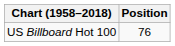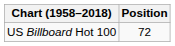(145, 32) 76 -> (145, 32) 72
